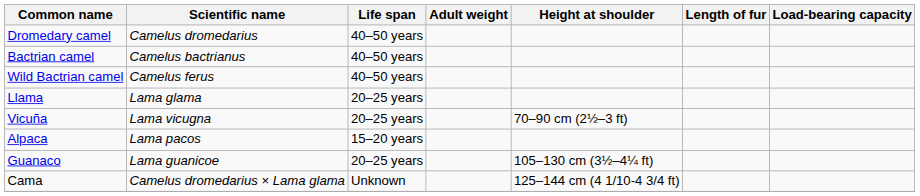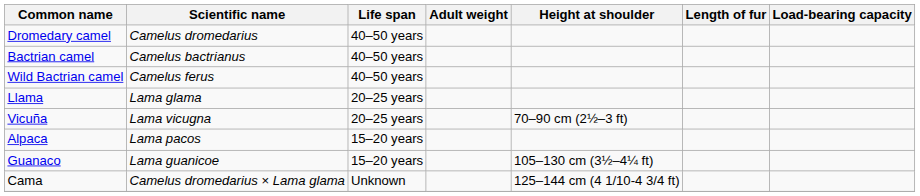(387, 160) 20–25 years -> (387, 160) 15–20 years
